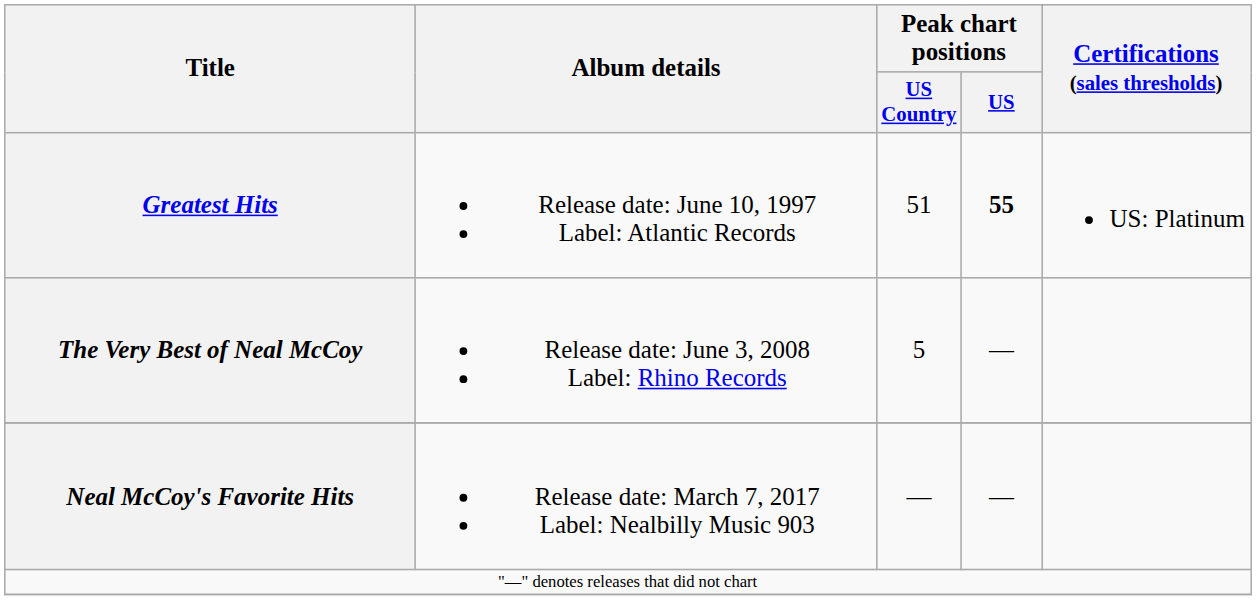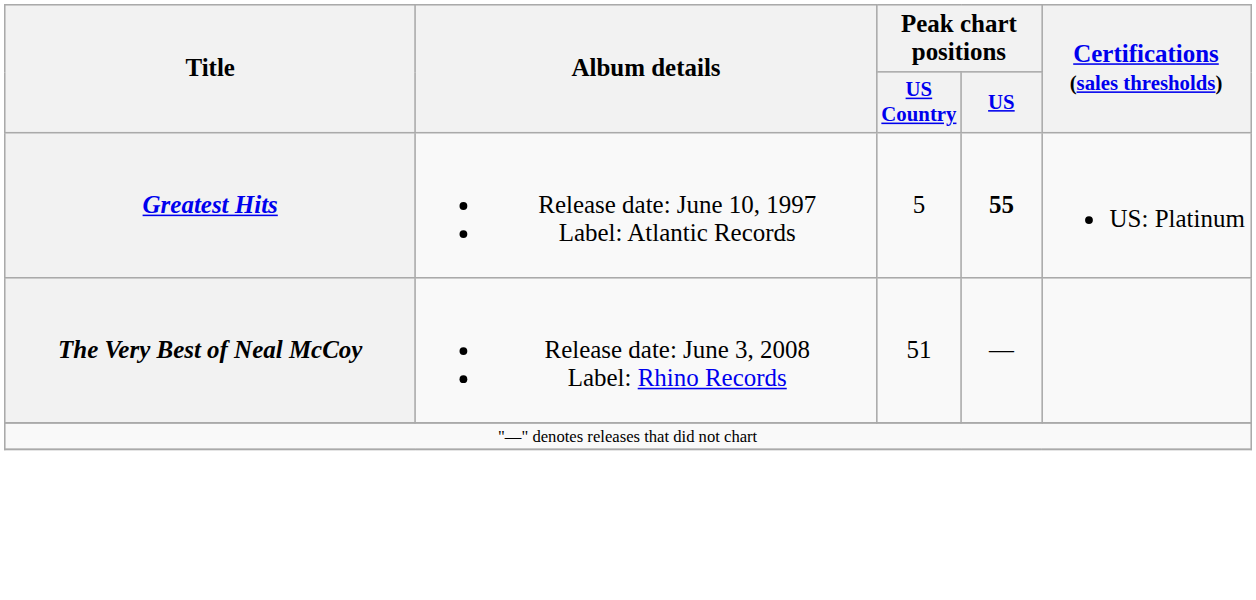(919, 204) 51 -> (919, 204) 5
(919, 350) 5 -> (919, 350) 51
- row: (210, 496)
